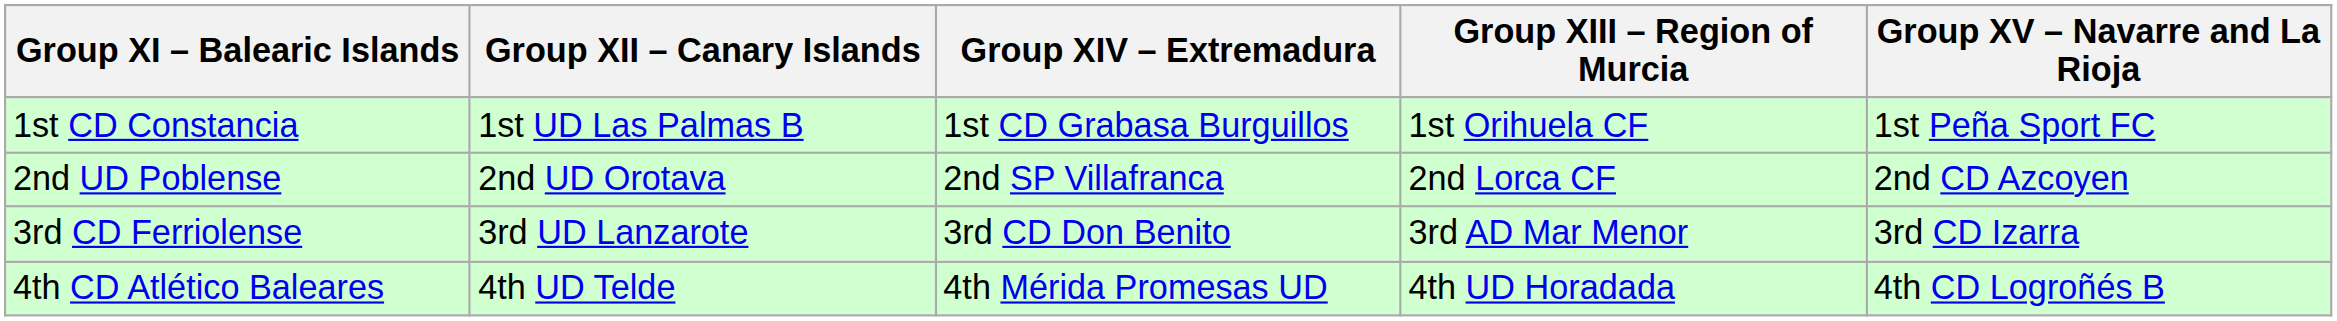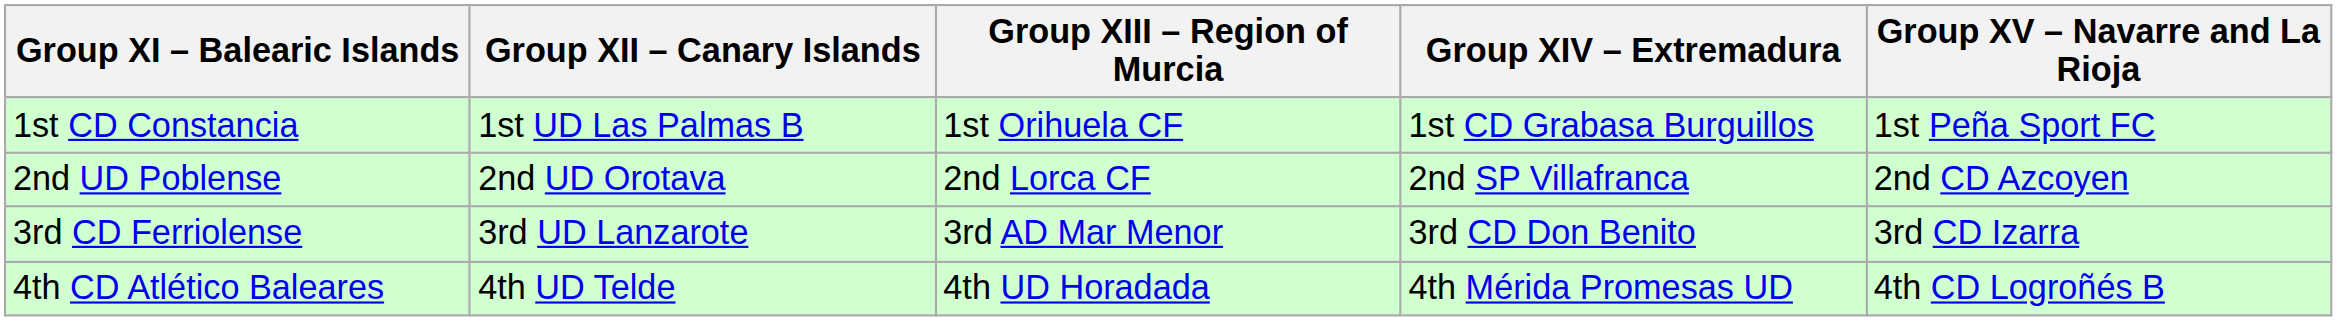columns swapped: (1633, 50) <-> (1168, 50)
